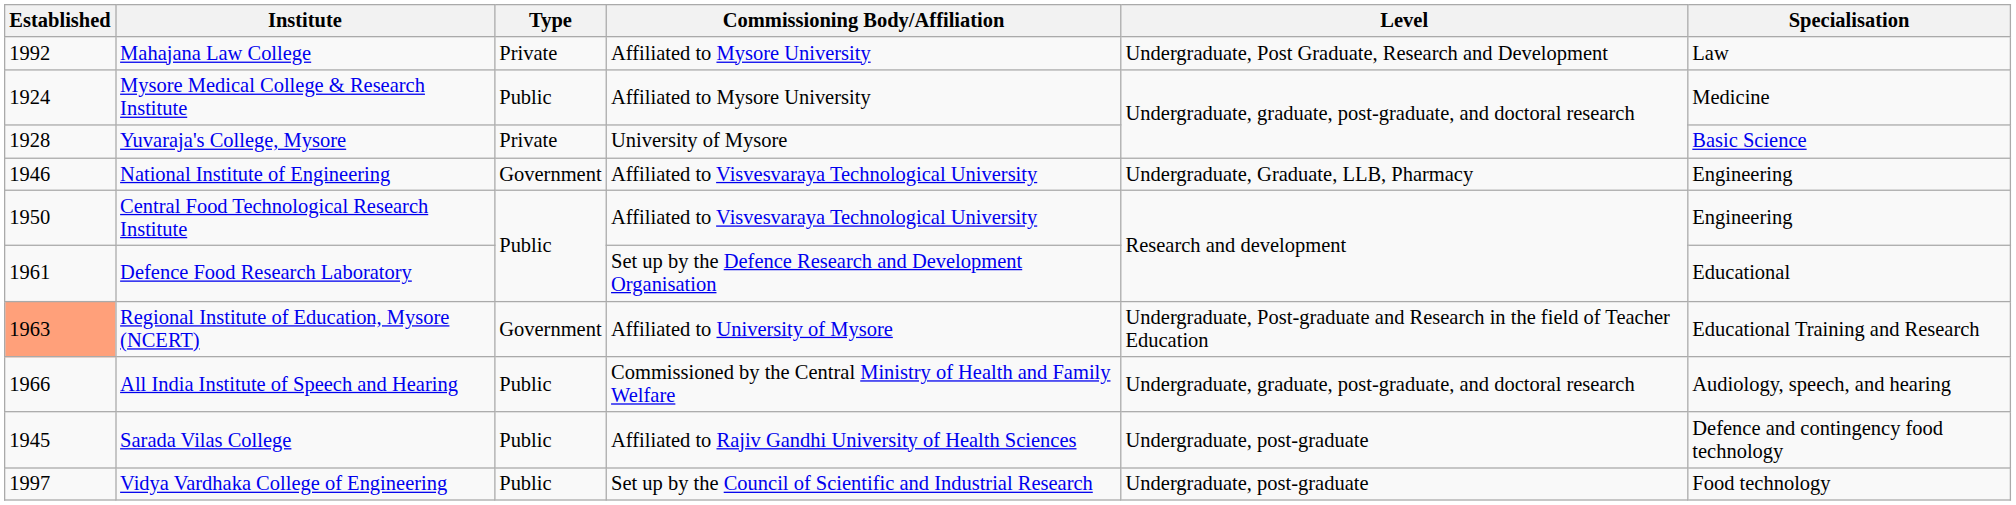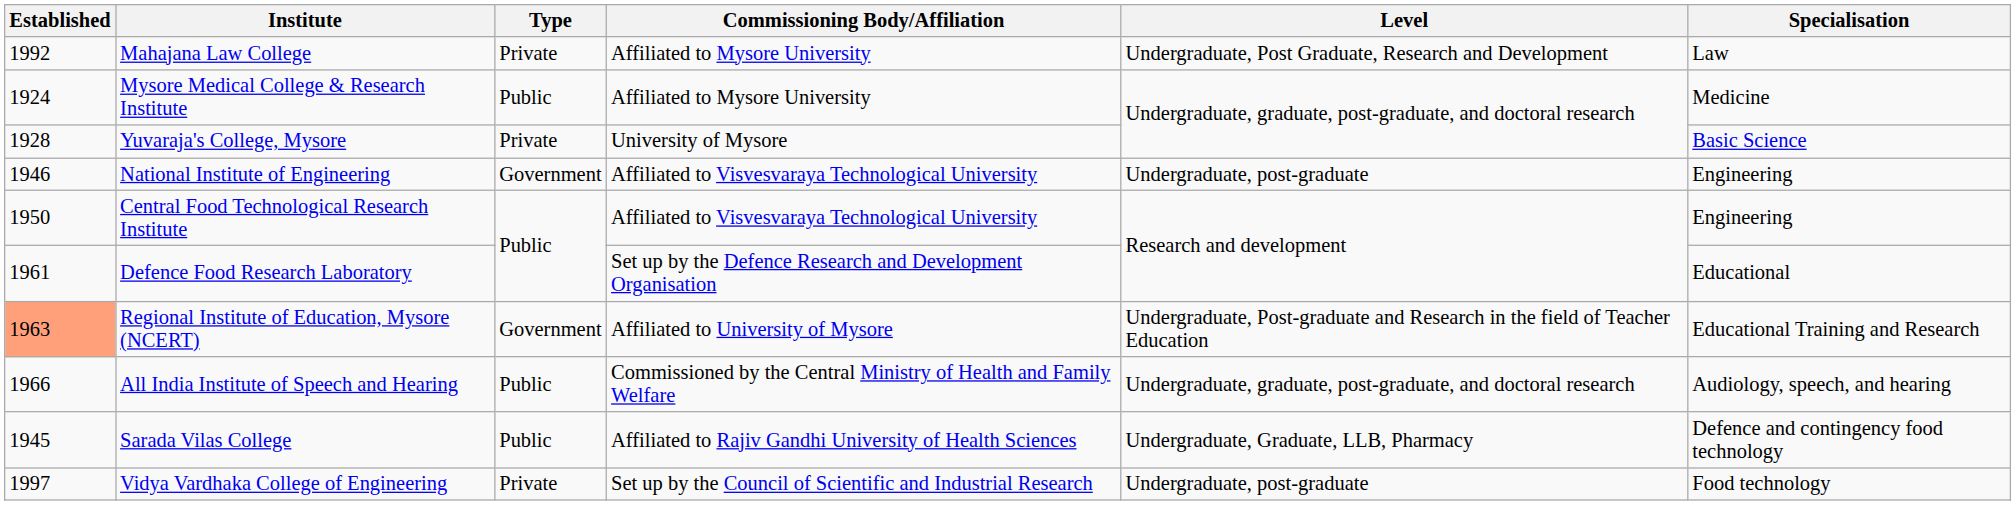(1299, 173) Undergraduate, Graduate, LLB, Pharmacy -> (1247, 173) Undergraduate, post-graduate
(1247, 439) Undergraduate, post-graduate -> (1299, 439) Undergraduate, Graduate, LLB, Pharmacy
(525, 483) Public -> (528, 483) Private
